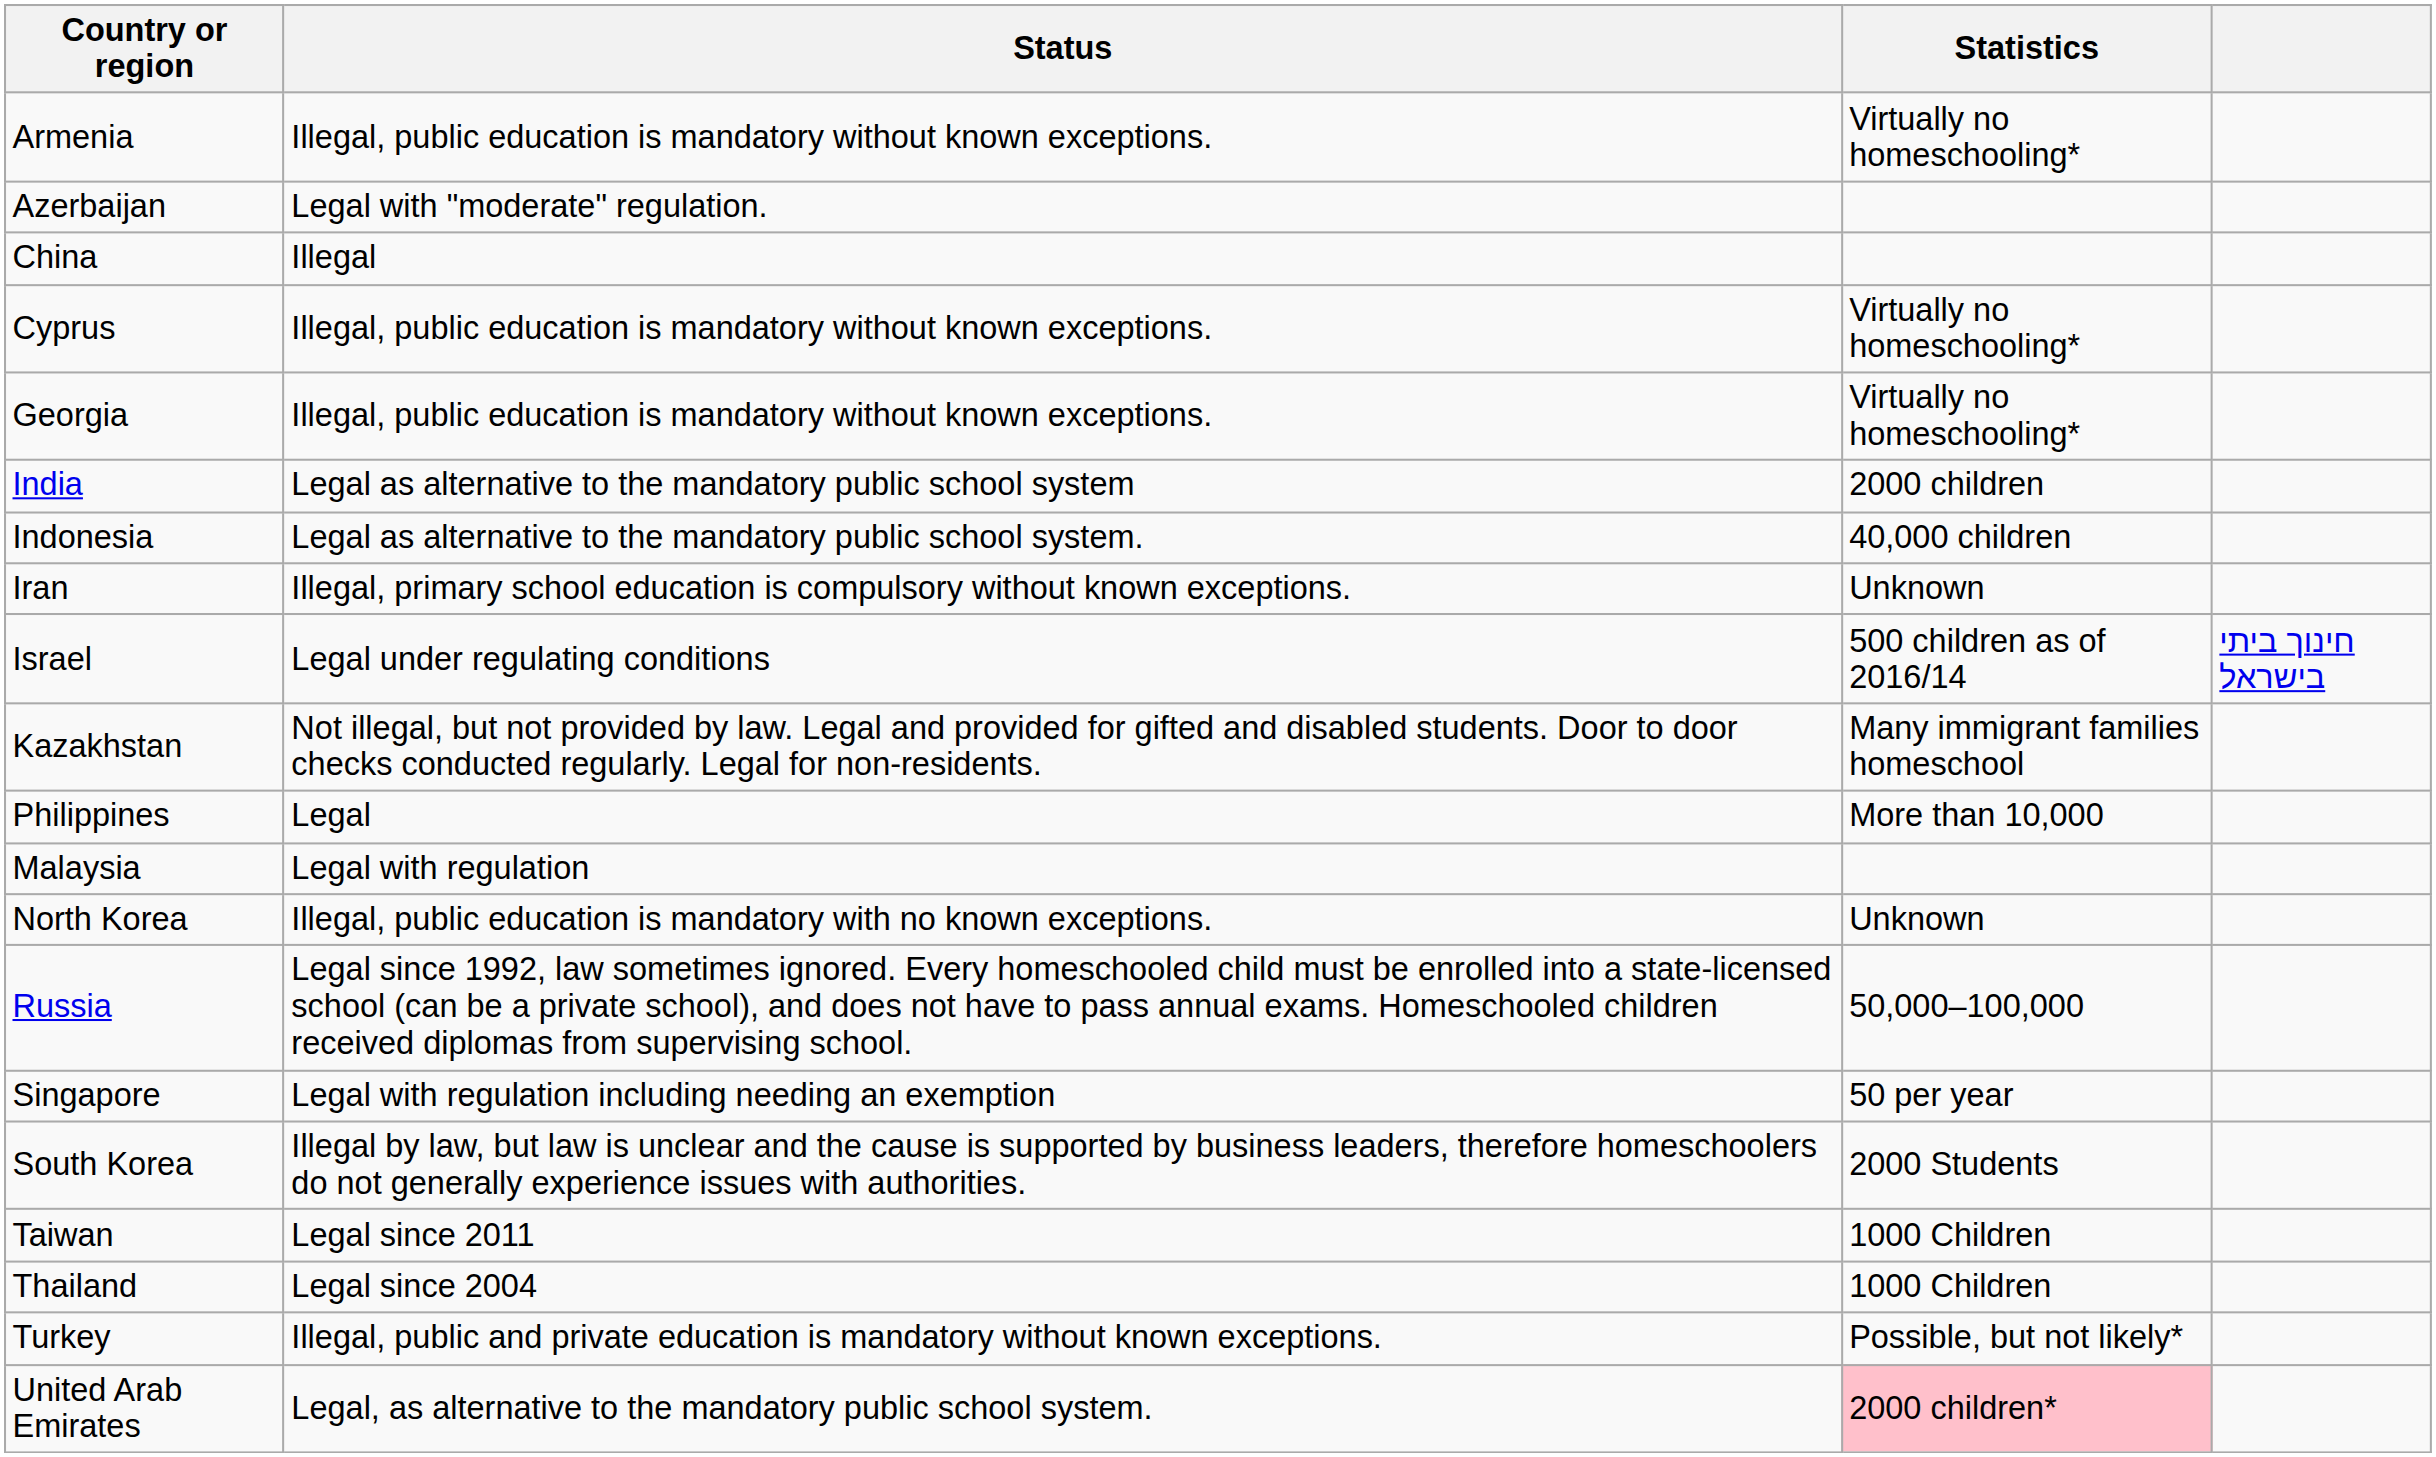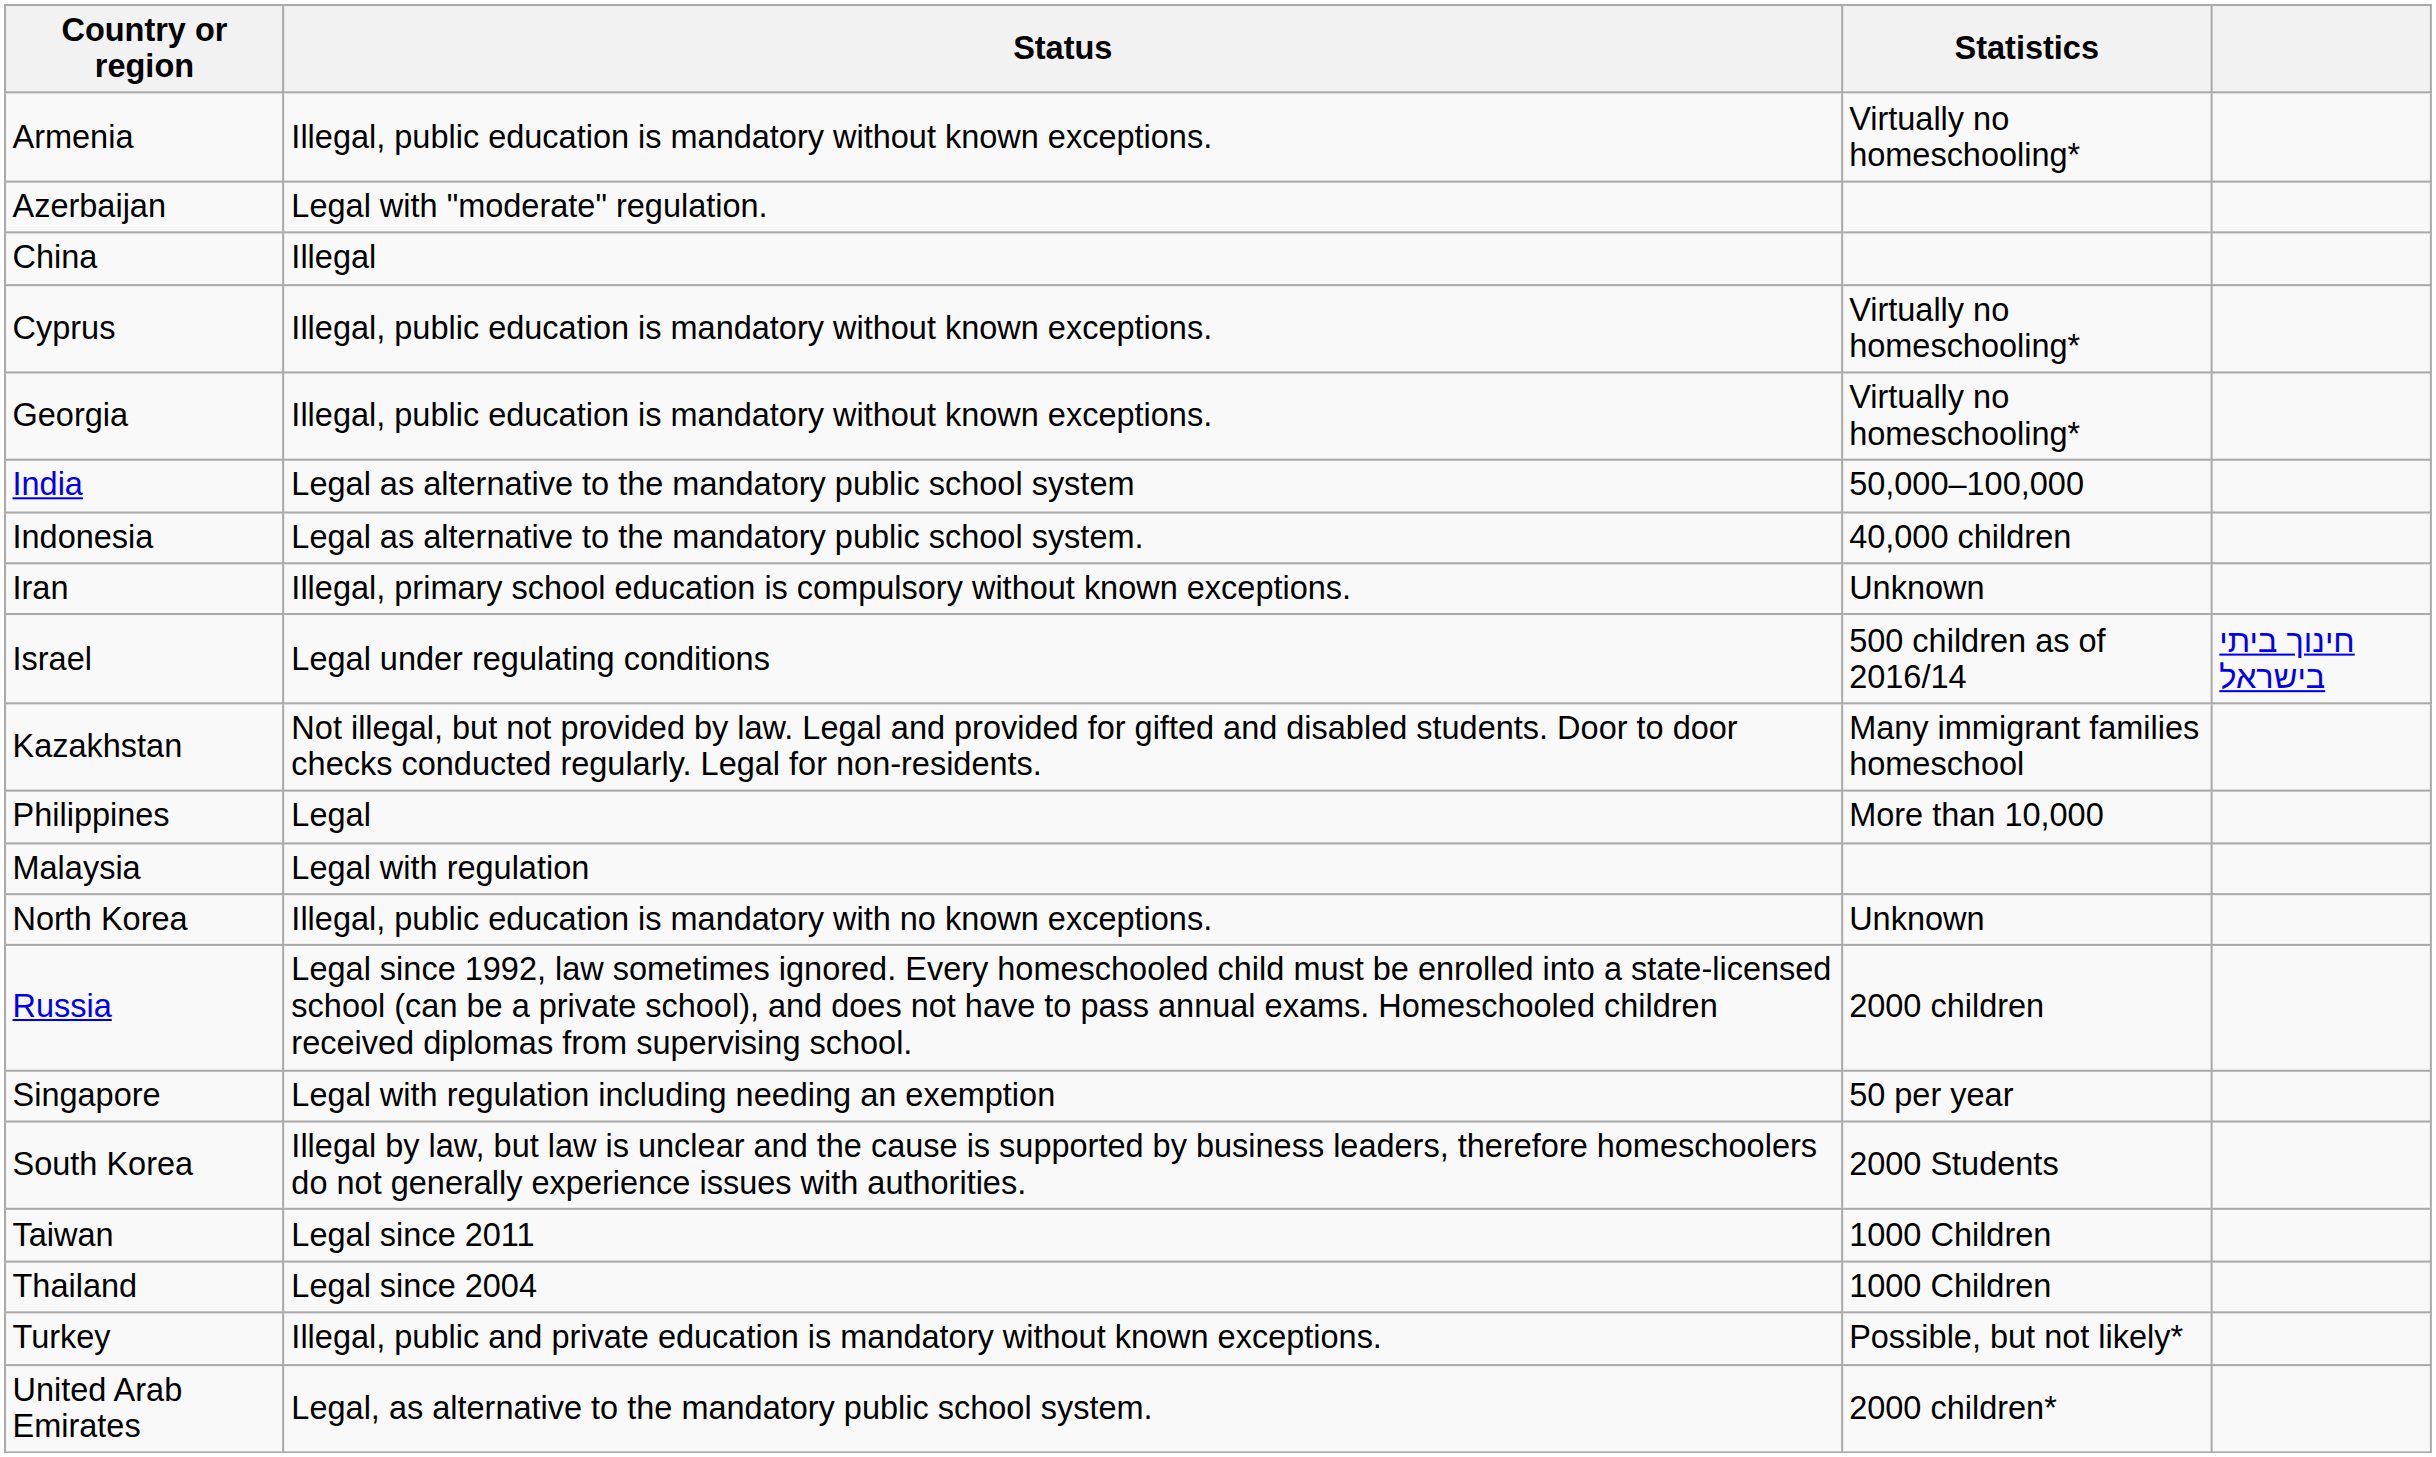(1947, 485) 2000 children -> (1967, 485) 50,000–100,000
(1967, 1007) 50,000–100,000 -> (1947, 1007) 2000 children
(1953, 1407) pink background -> (1953, 1407) no background
